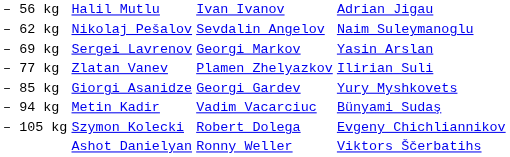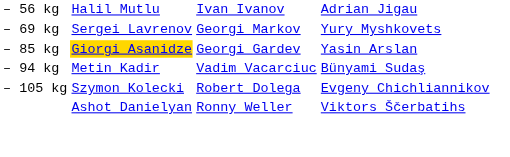- row: (31, 29)
(385, 49) Yasin Arslan -> (381, 29) Yury Myshkovets
- row: (31, 69)
(132, 88) no background -> (132, 49) gold background
(397, 88) Yury Myshkovets -> (369, 49) Yasin Arslan
